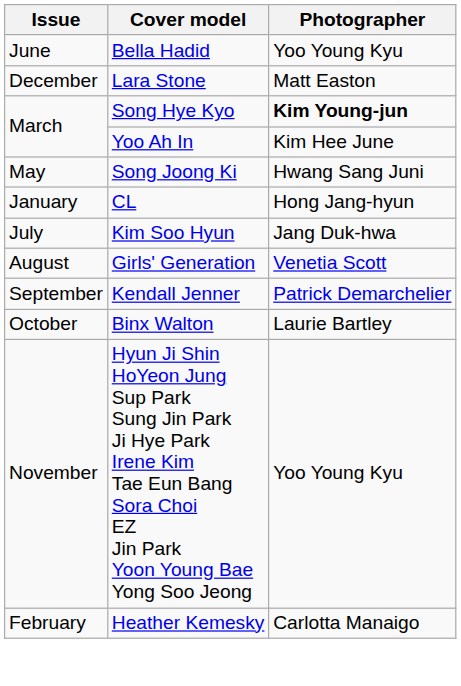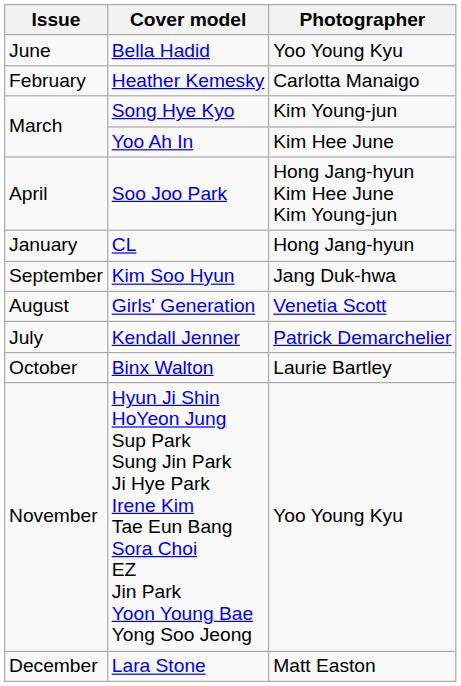rows swapped: (188, 622) <-> (159, 80)
(341, 111) bold -> (335, 111) normal
+ row: (169, 193)
- row: (174, 171)
(26, 232) July -> (56, 276) September
(56, 293) September -> (26, 336) July
